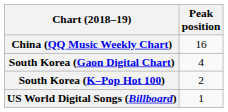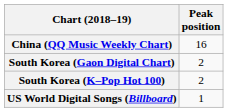(201, 62) 4 -> (201, 62) 2
